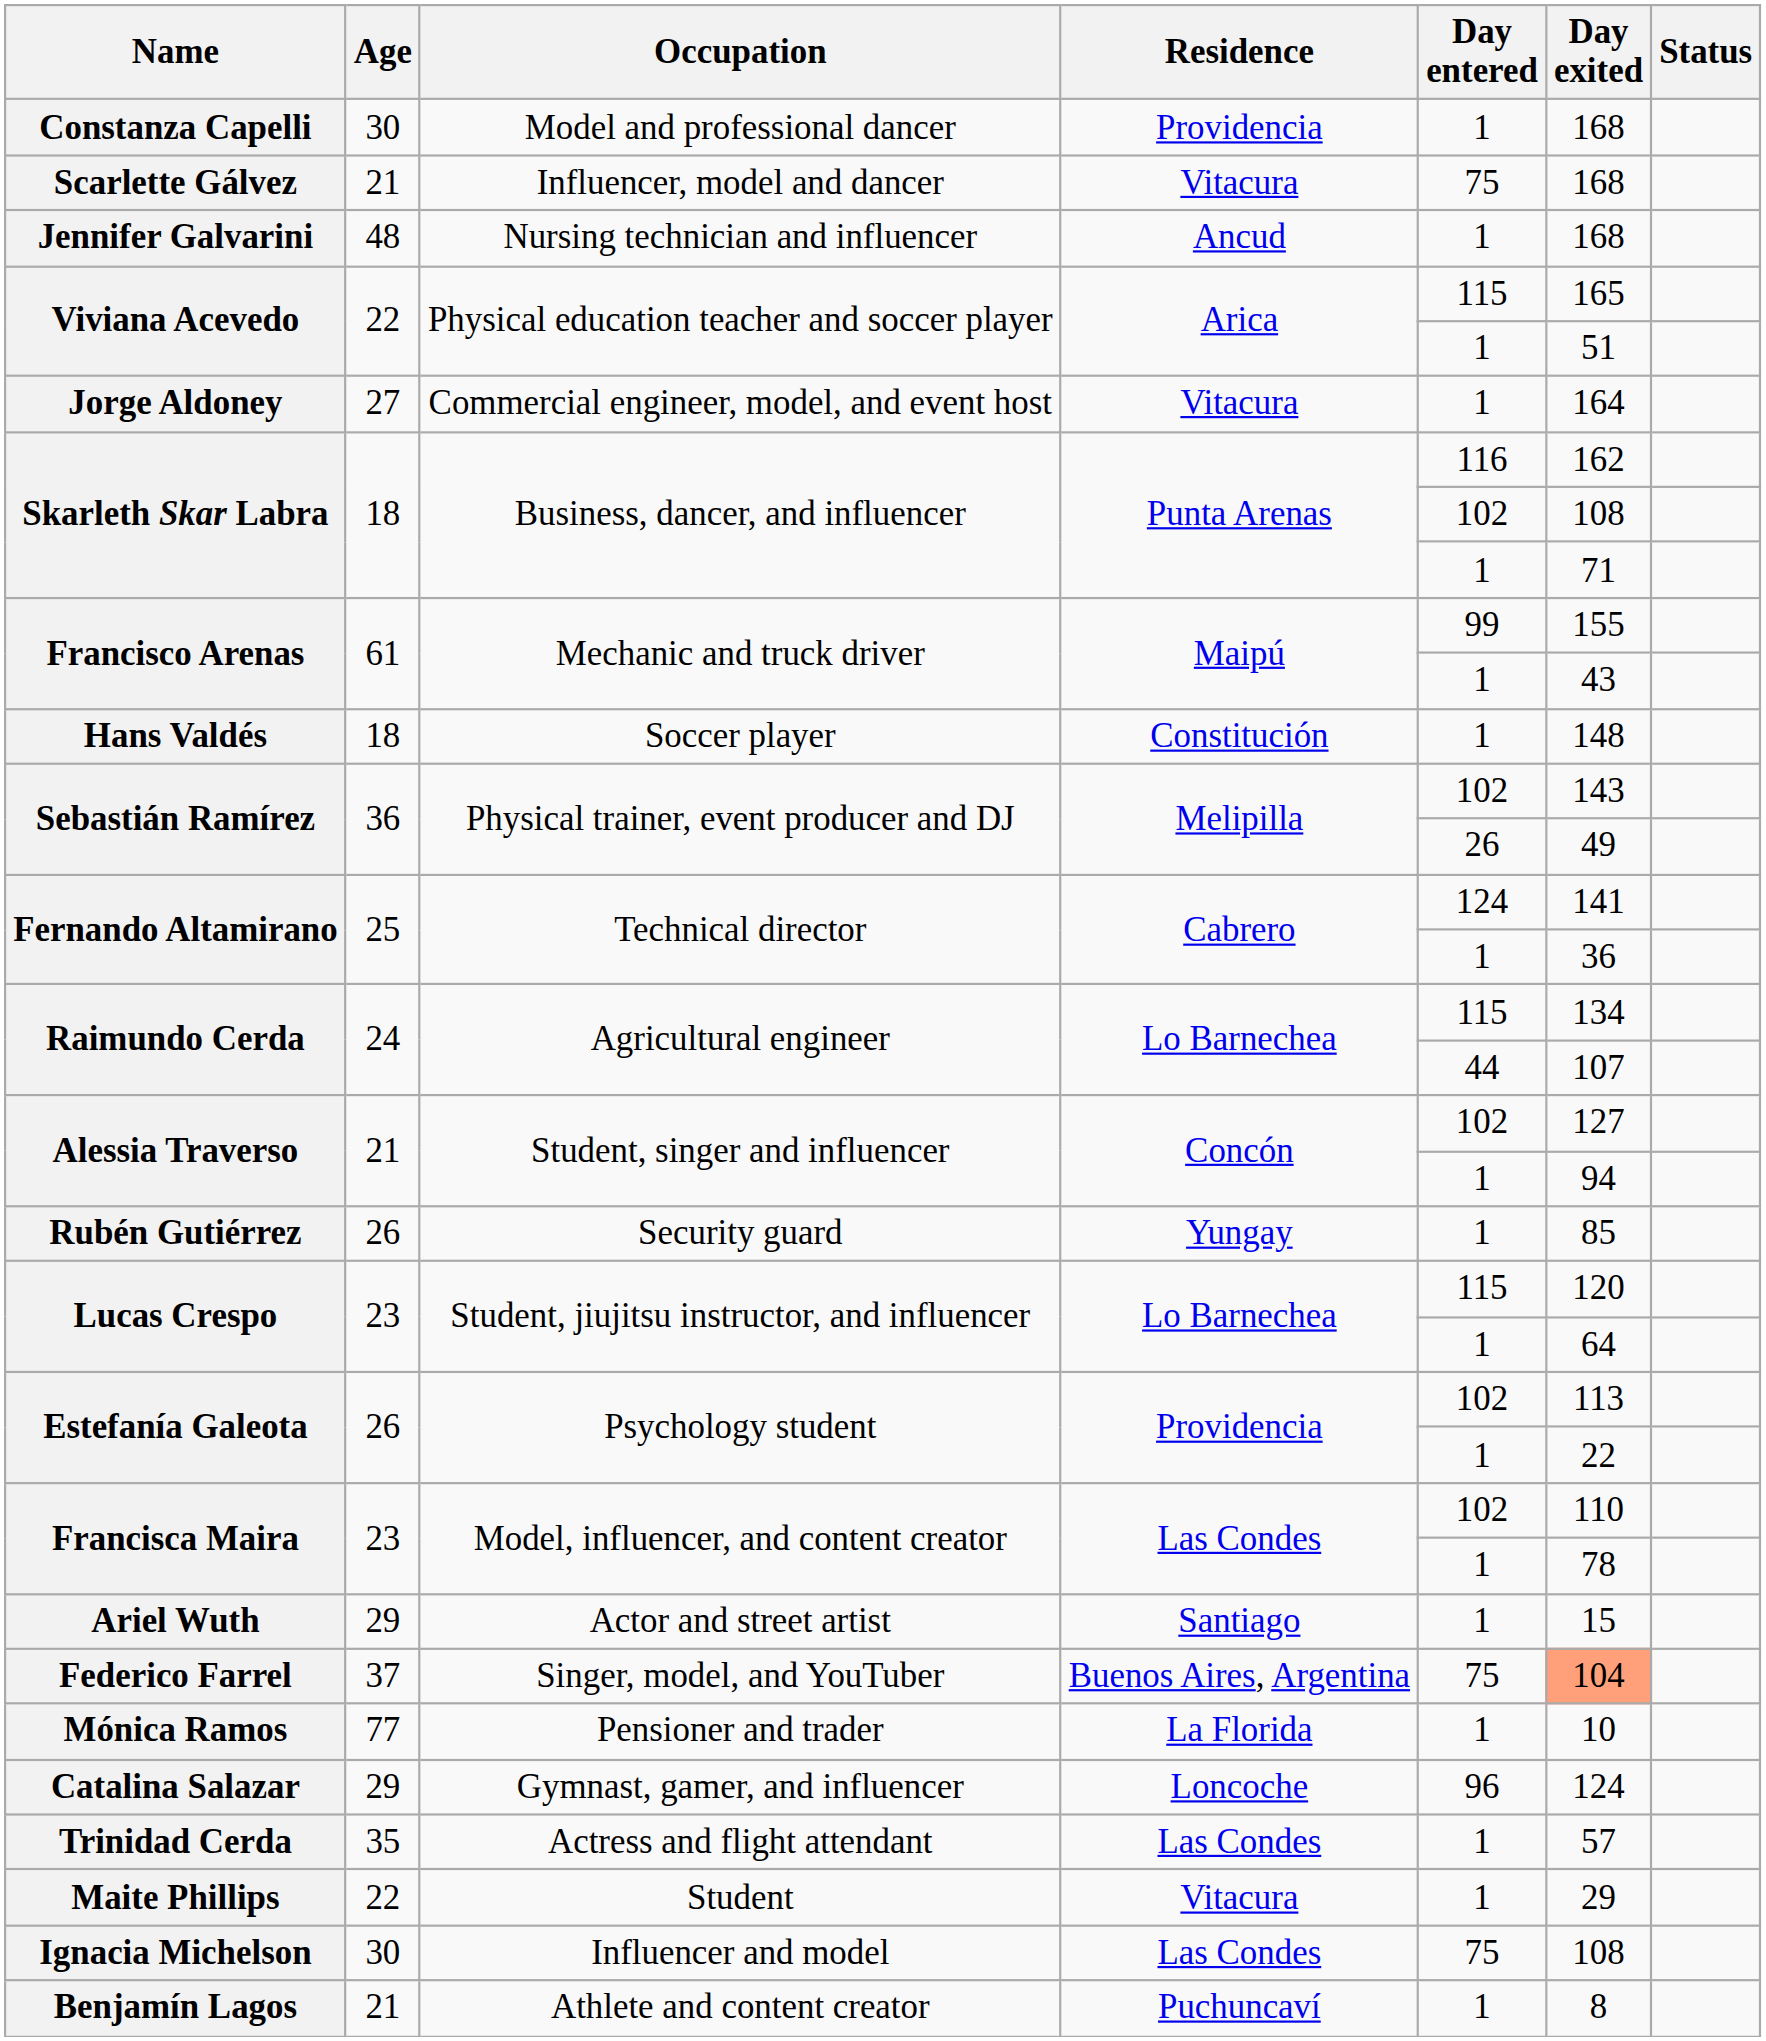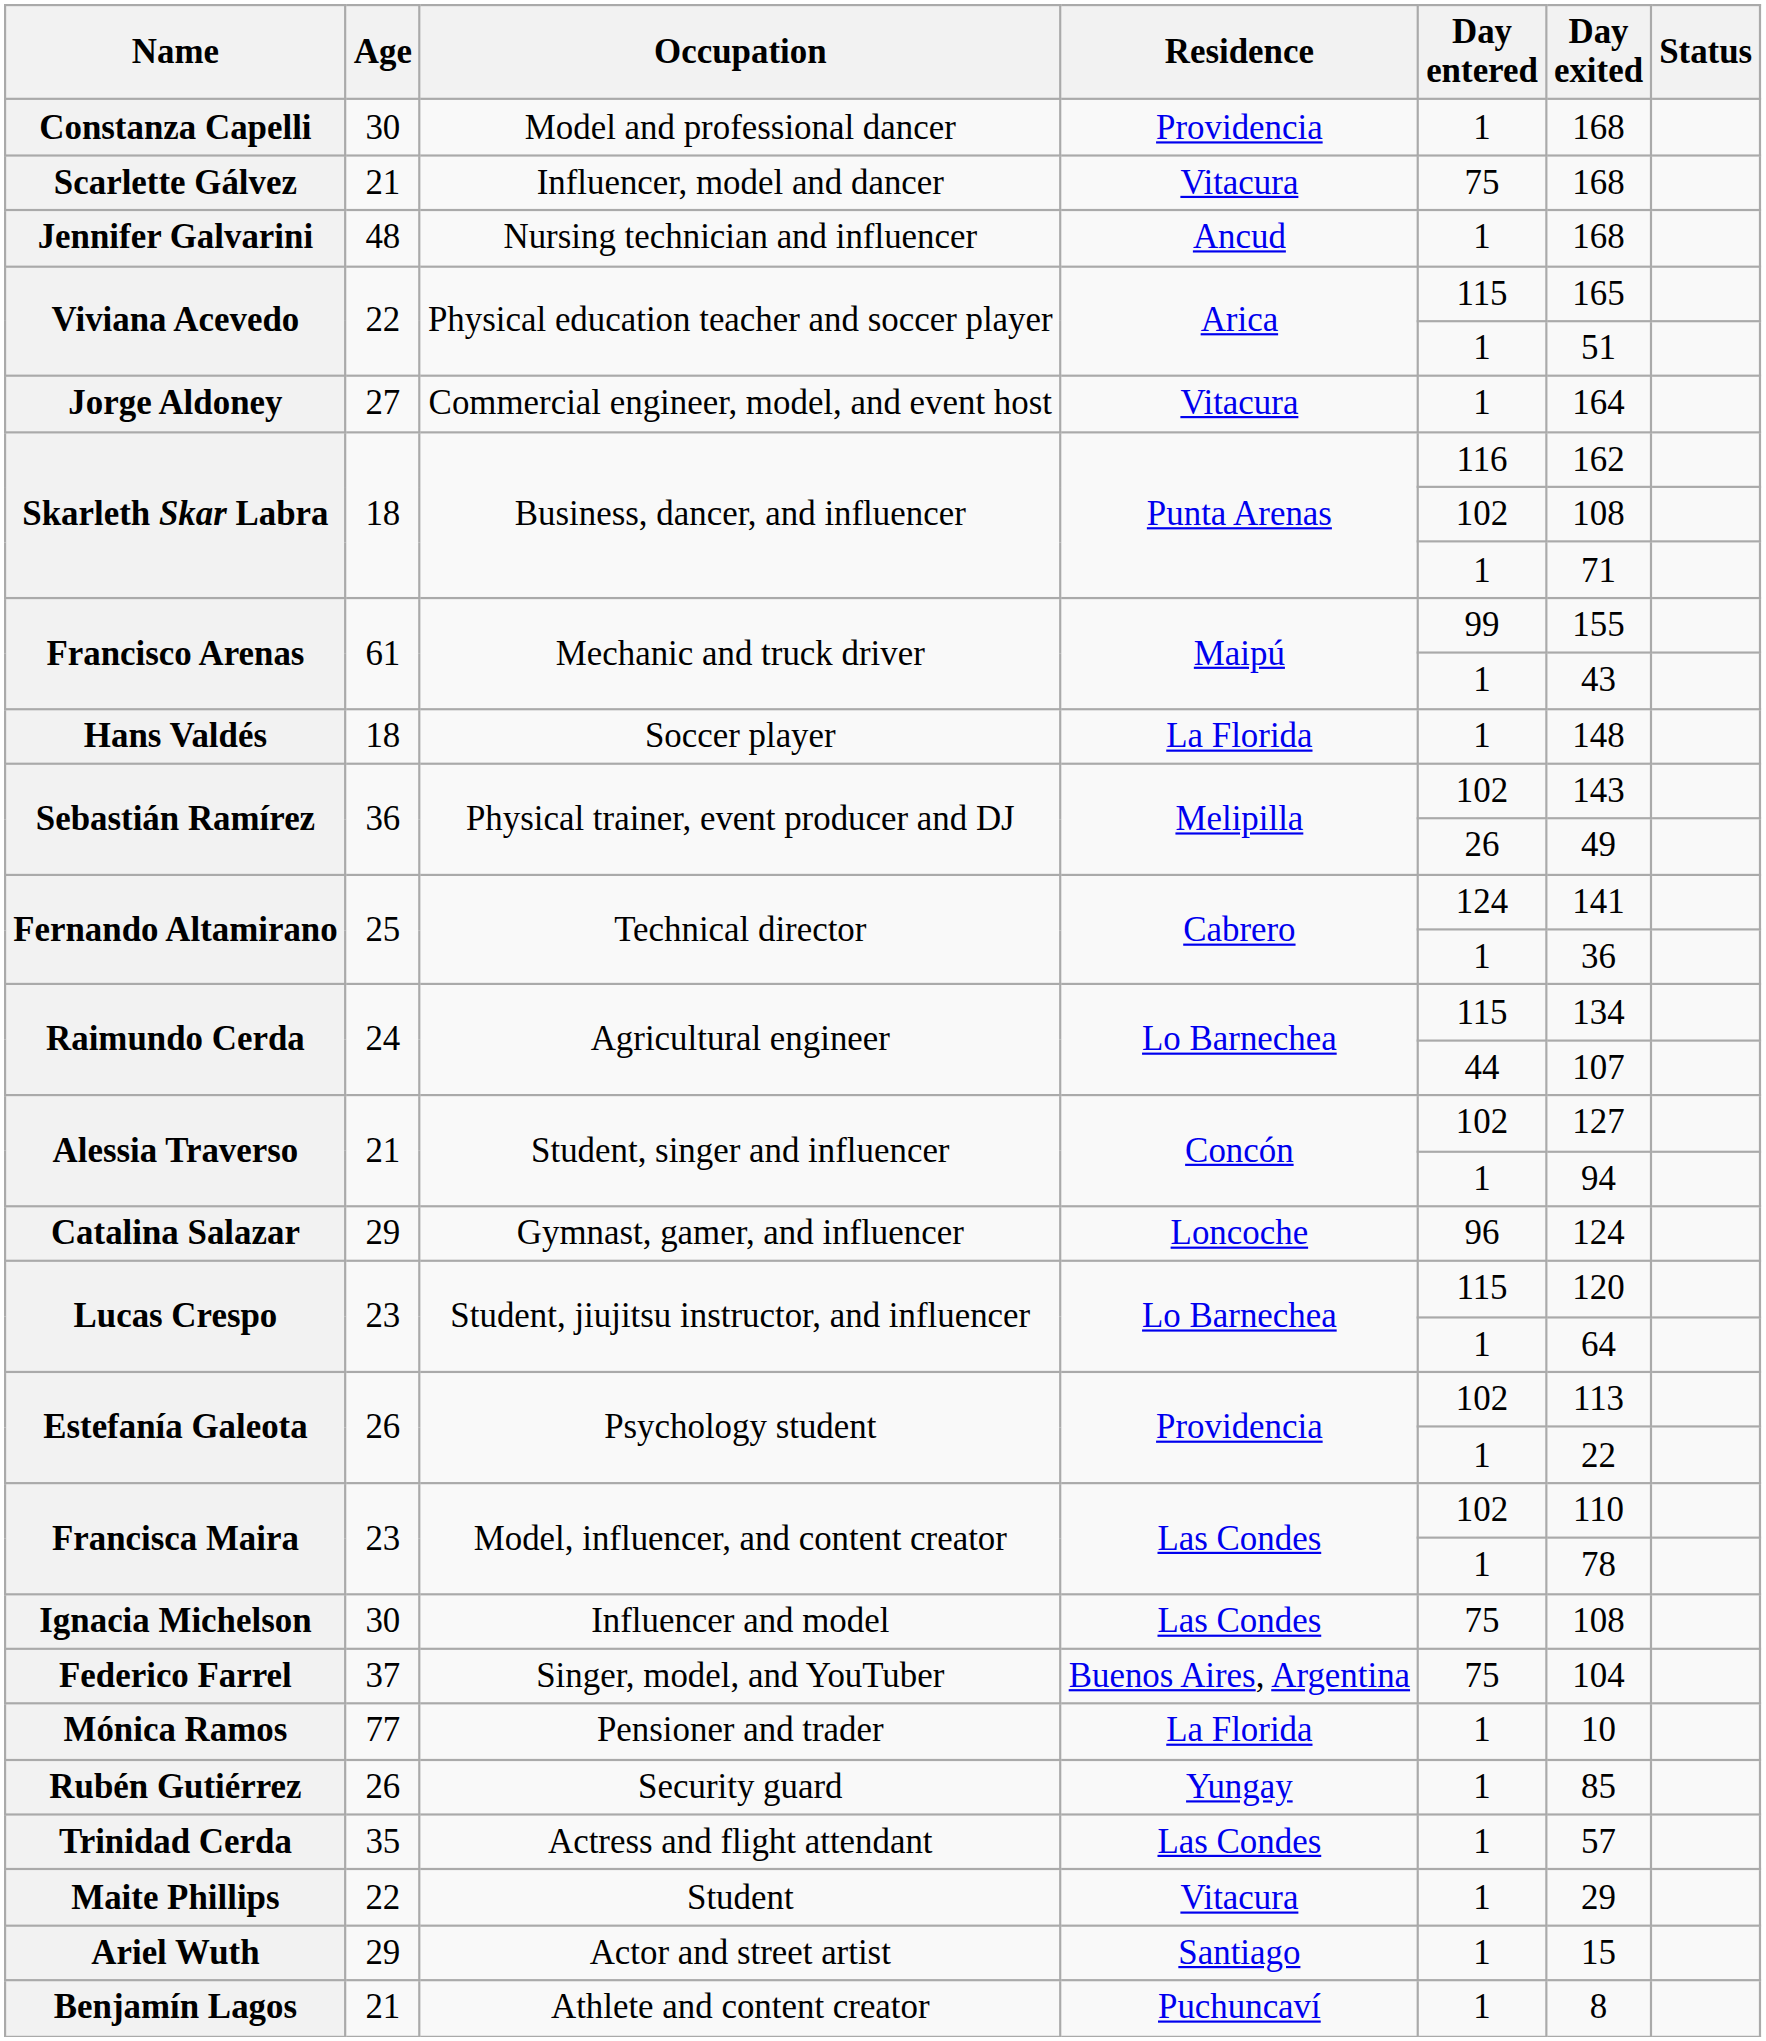(1239, 735) Constitución -> (1239, 735) La Florida
rows swapped: (175, 1786) <-> (175, 1233)
rows swapped: (175, 1952) <-> (175, 1620)
(1598, 1675) lightsalmon background -> (1598, 1675) no background
